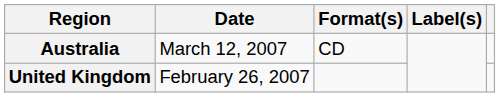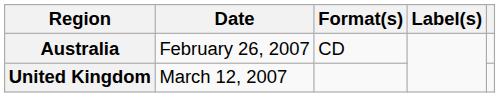(223, 48) March 12, 2007 -> (235, 48) February 26, 2007
(235, 77) February 26, 2007 -> (223, 77) March 12, 2007
